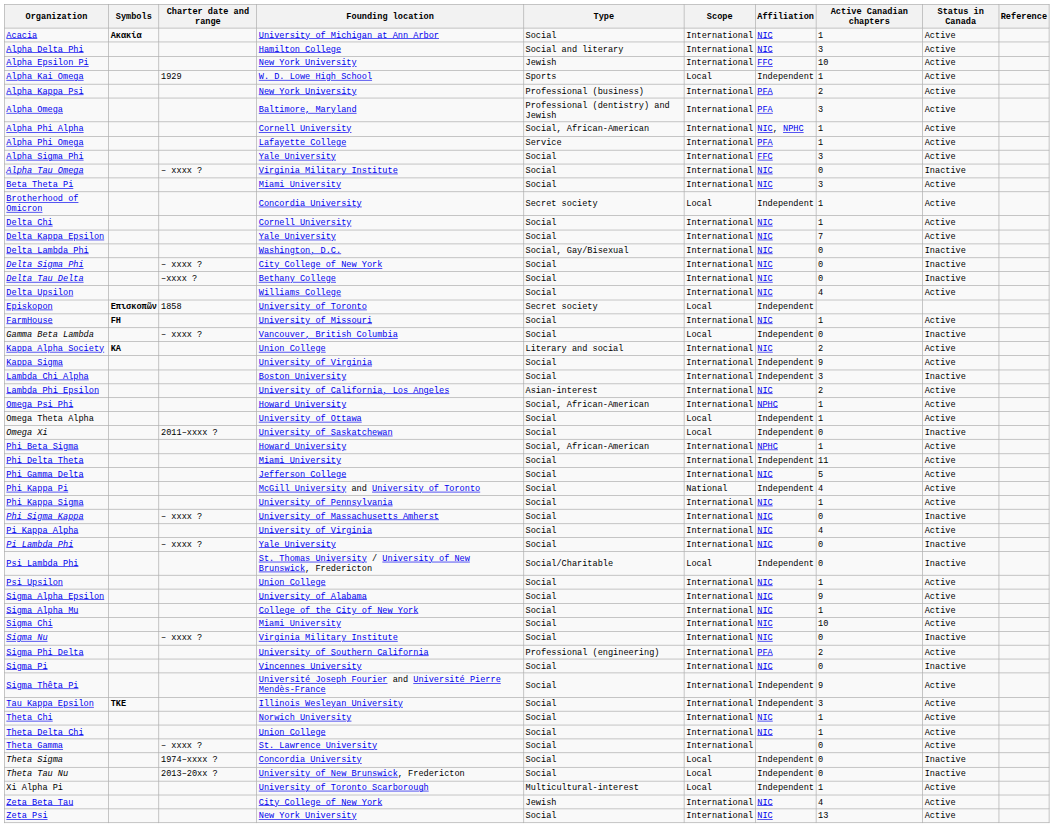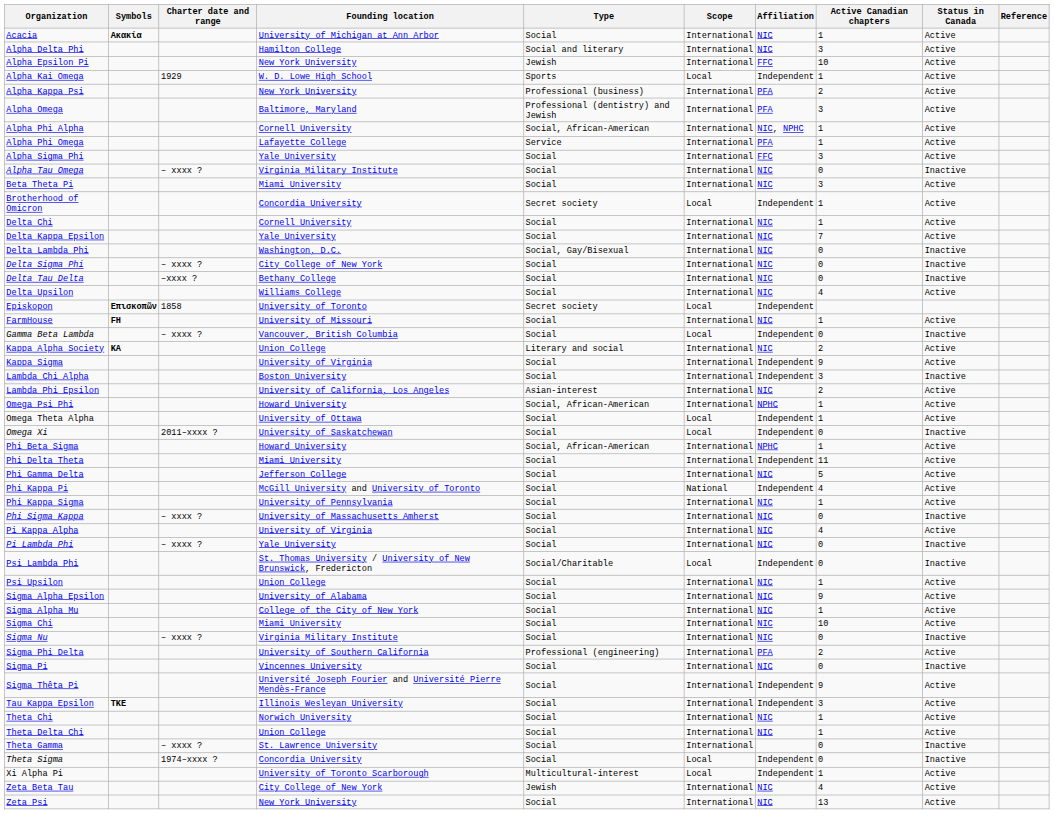(940, 746) Active -> (945, 746) Inactive
- row: (37, 774)
